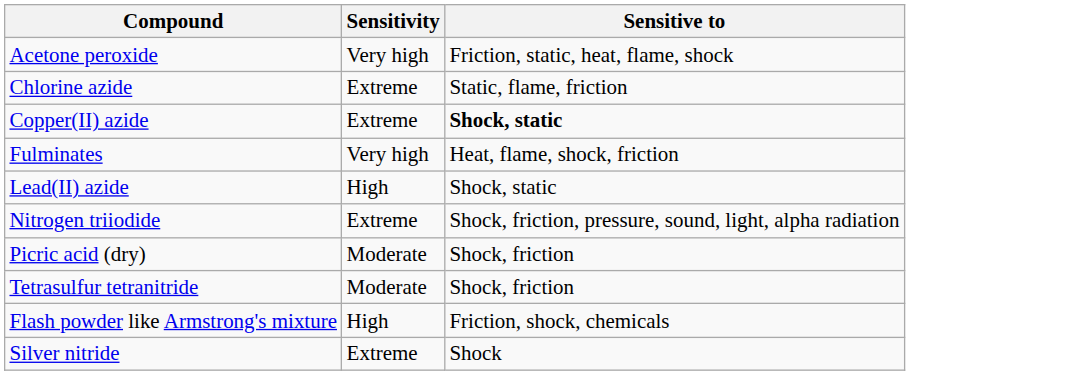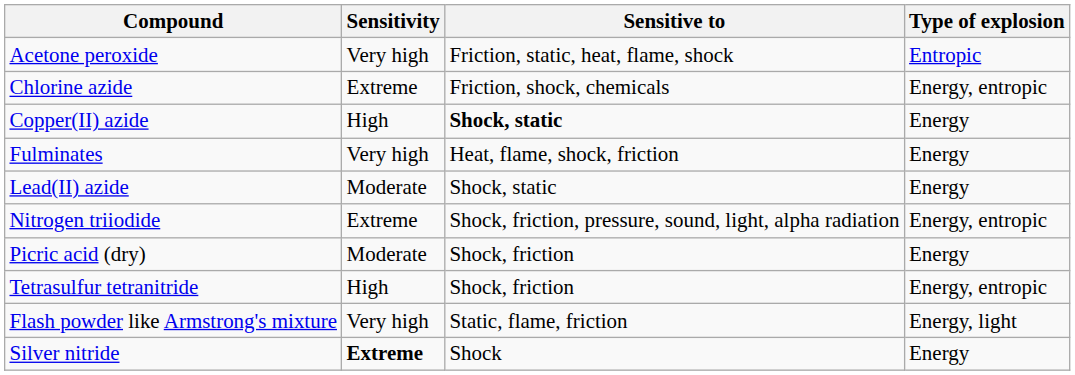+ column: (987, 21)
(538, 87) Static, flame, friction -> (559, 87) Friction, shock, chemicals
(382, 120) Extreme -> (368, 120) High
(368, 187) High -> (387, 187) Moderate
(387, 287) Moderate -> (368, 287) High
(368, 320) High -> (388, 320) Very high
(559, 320) Friction, shock, chemicals -> (538, 320) Static, flame, friction
(382, 353) normal -> (385, 353) bold
